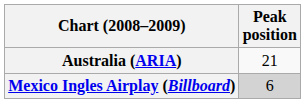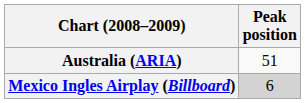(270, 60) 21 -> (270, 60) 51
